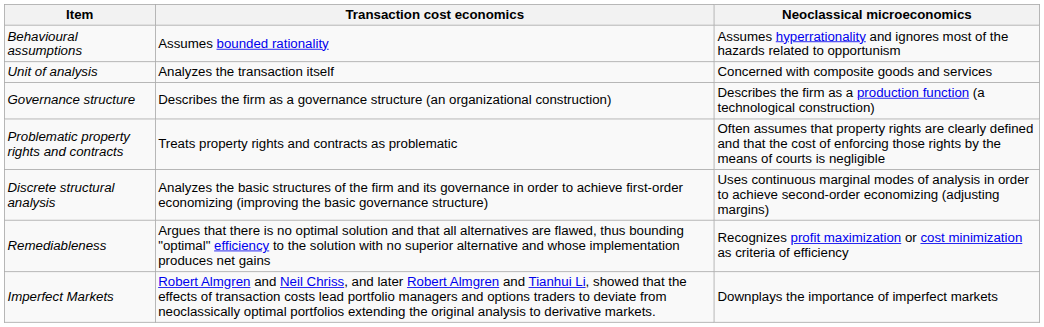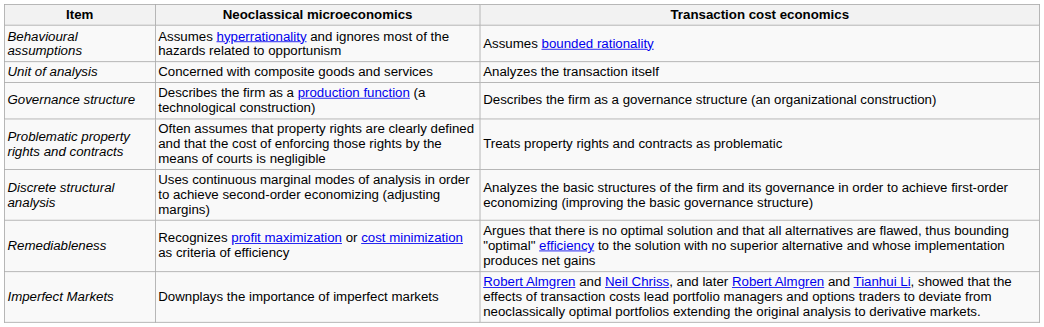columns swapped: (877, 15) <-> (435, 15)
